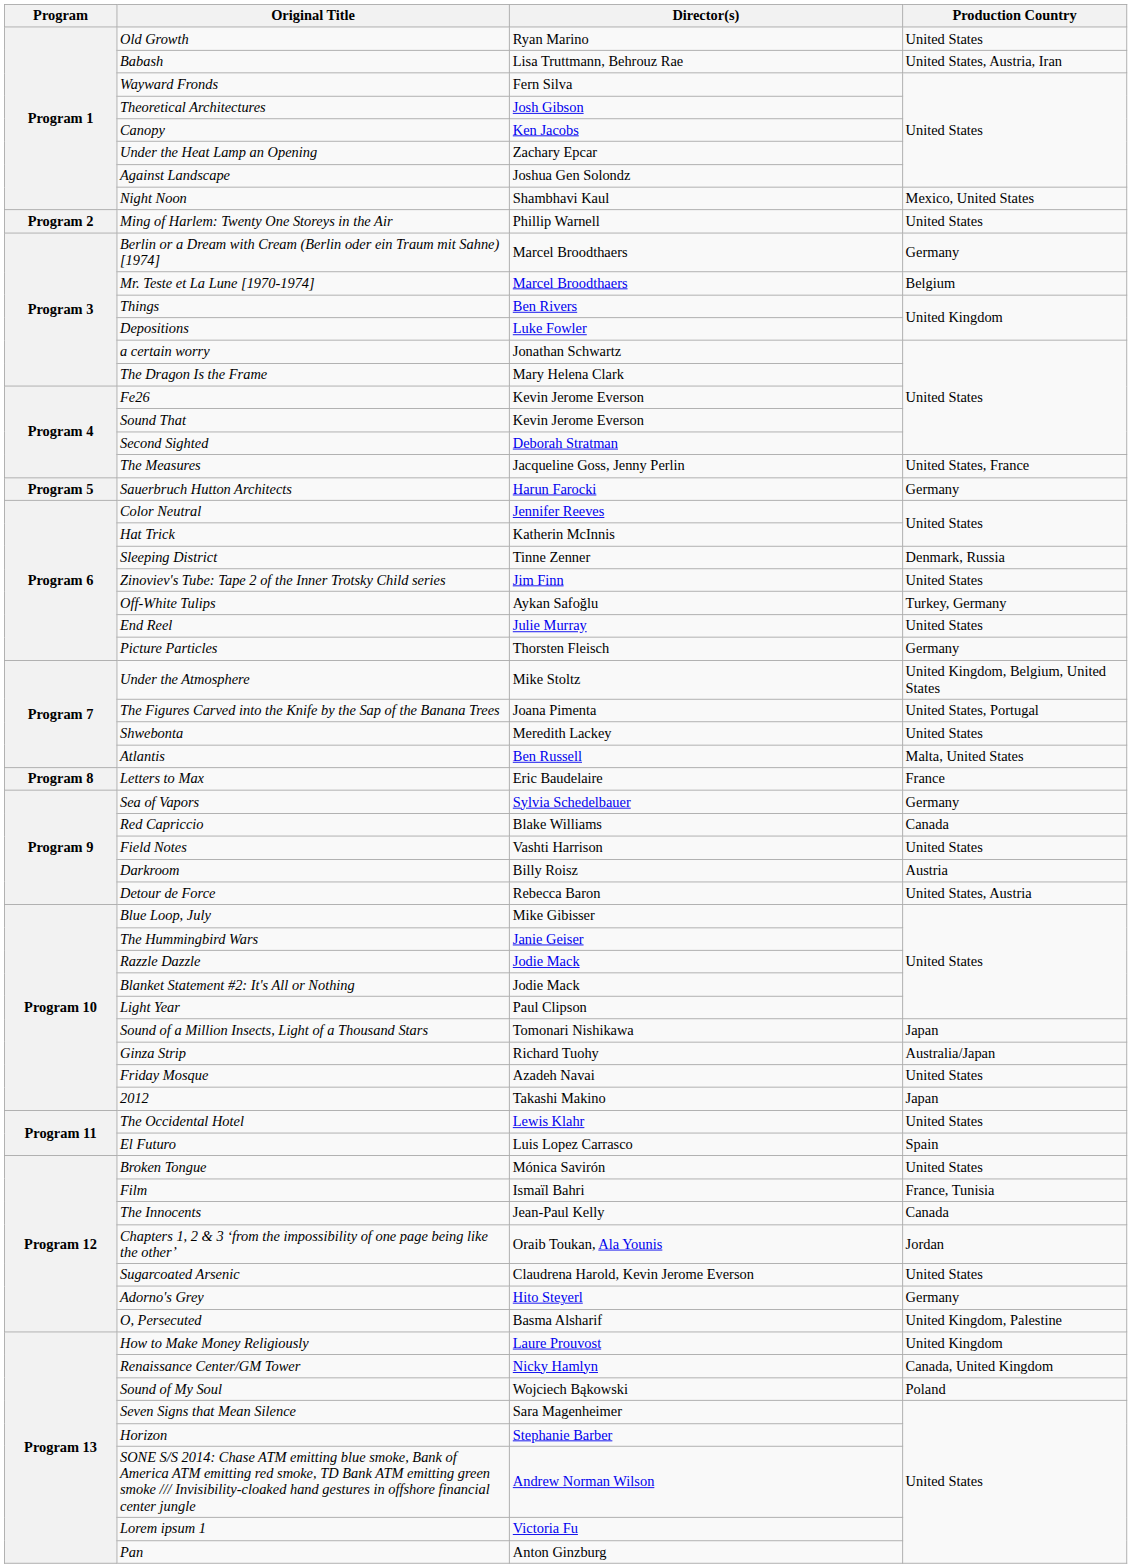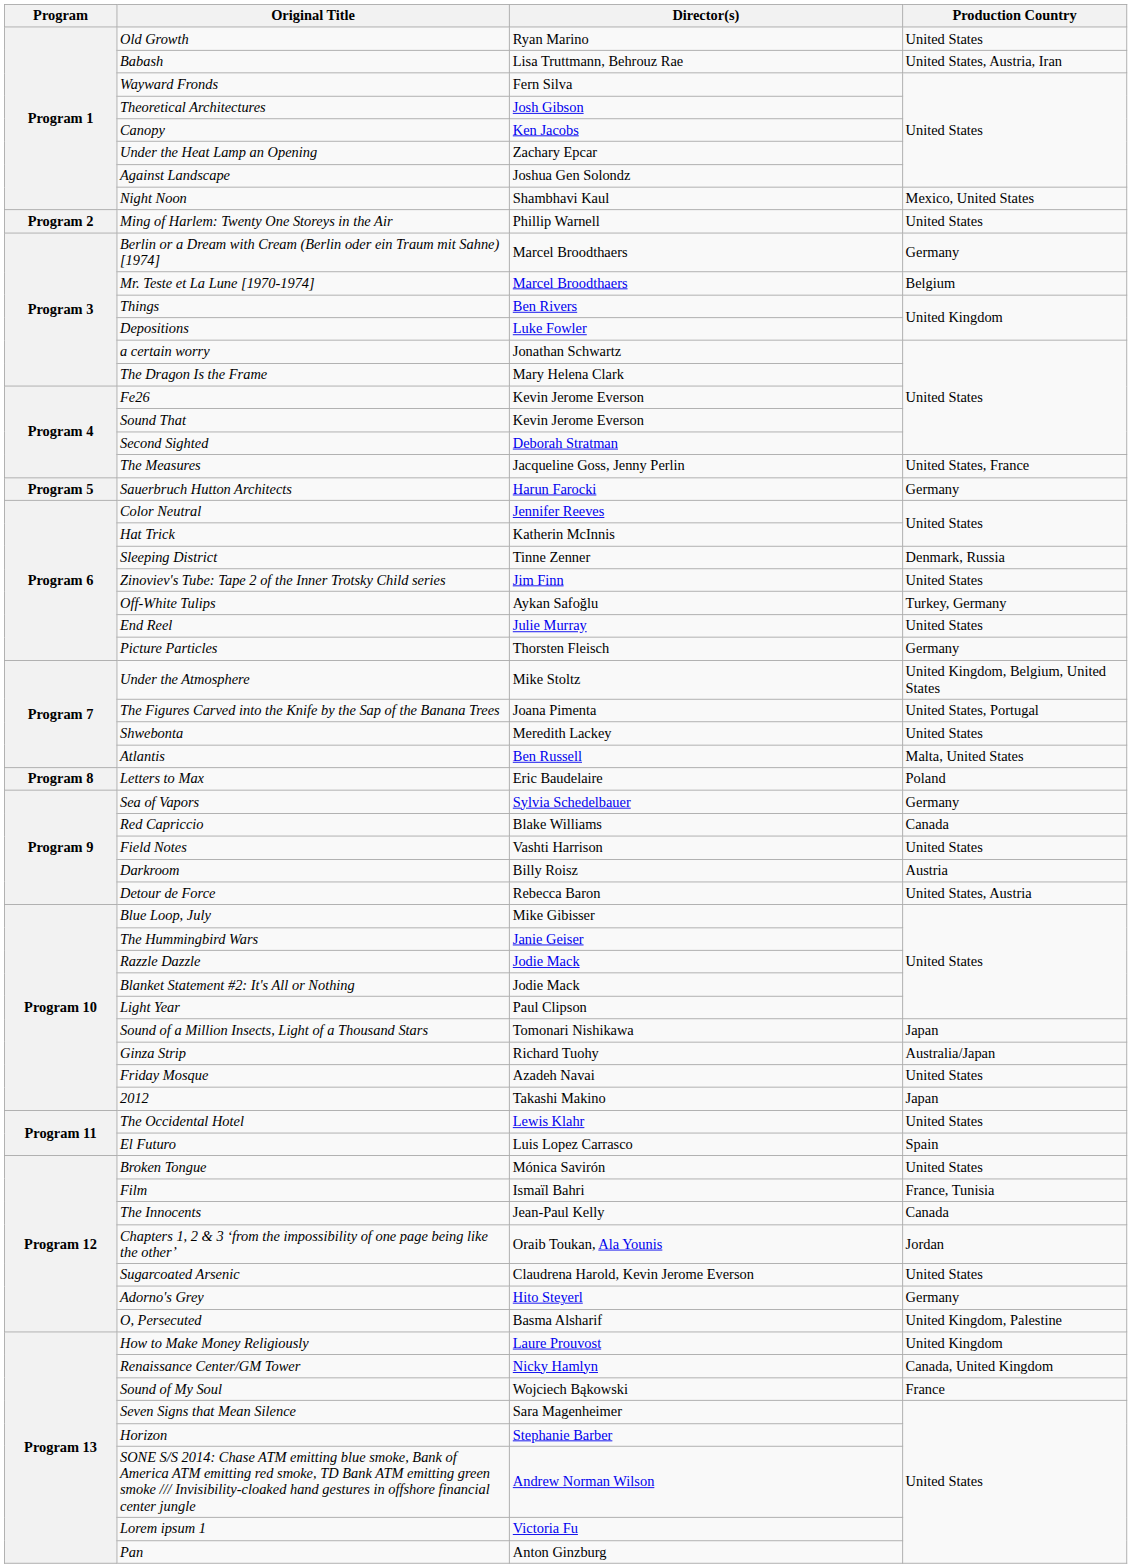(925, 779) France -> (926, 779) Poland
(926, 1389) Poland -> (925, 1389) France
